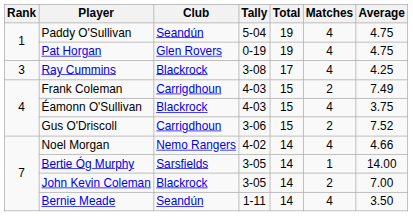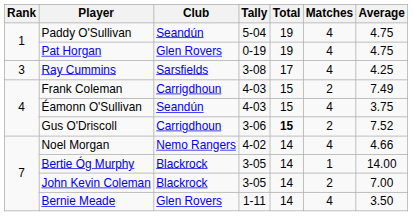(182, 70) Blackrock -> (182, 70) Sarsfields
(182, 107) Blackrock -> (180, 107) Seandún
(287, 126) normal -> (287, 126) bold
(182, 164) Sarsfields -> (182, 164) Blackrock
(180, 201) Seandún -> (189, 201) Glen Rovers
